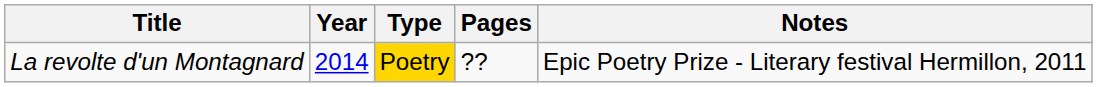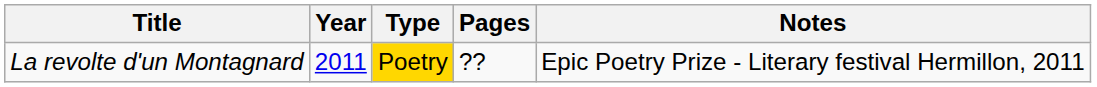(342, 61) 2014 -> (341, 61) 2011
